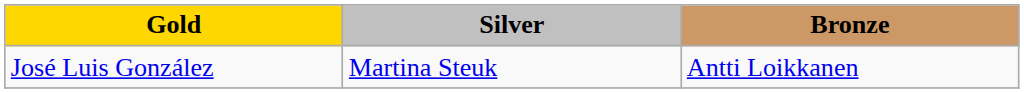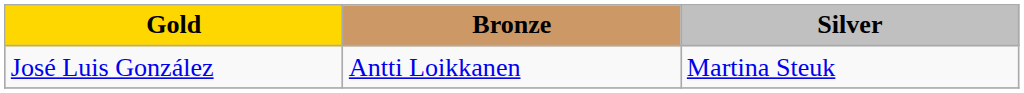columns swapped: (512, 25) <-> (850, 25)
